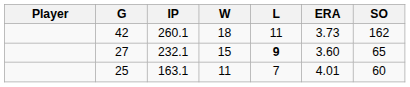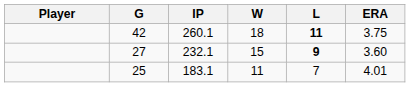- column: (379, 14)
(276, 33) normal -> (316, 33) bold
(328, 33) 3.73 -> (375, 33) 3.75
(173, 71) 163.1 -> (198, 71) 183.1
